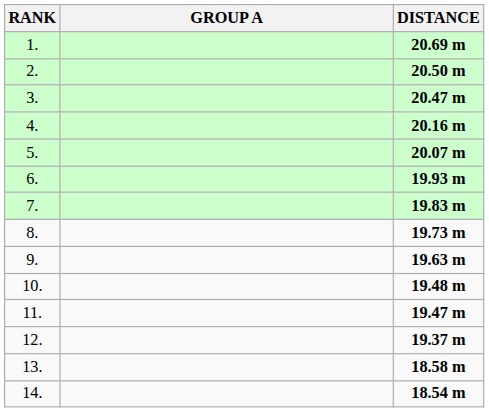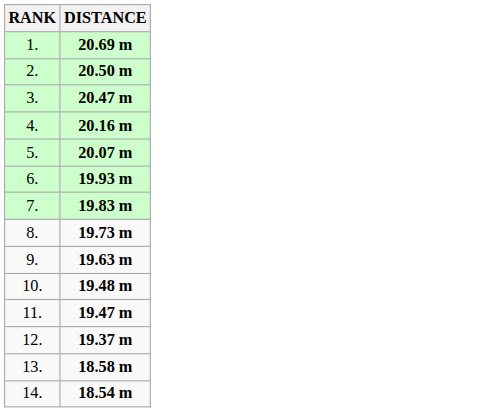- column: (227, 18)
